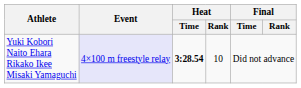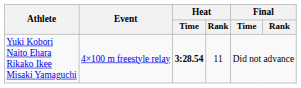(126, 59) lavender background -> (126, 59) no background
(218, 59) 10 -> (218, 59) 11
